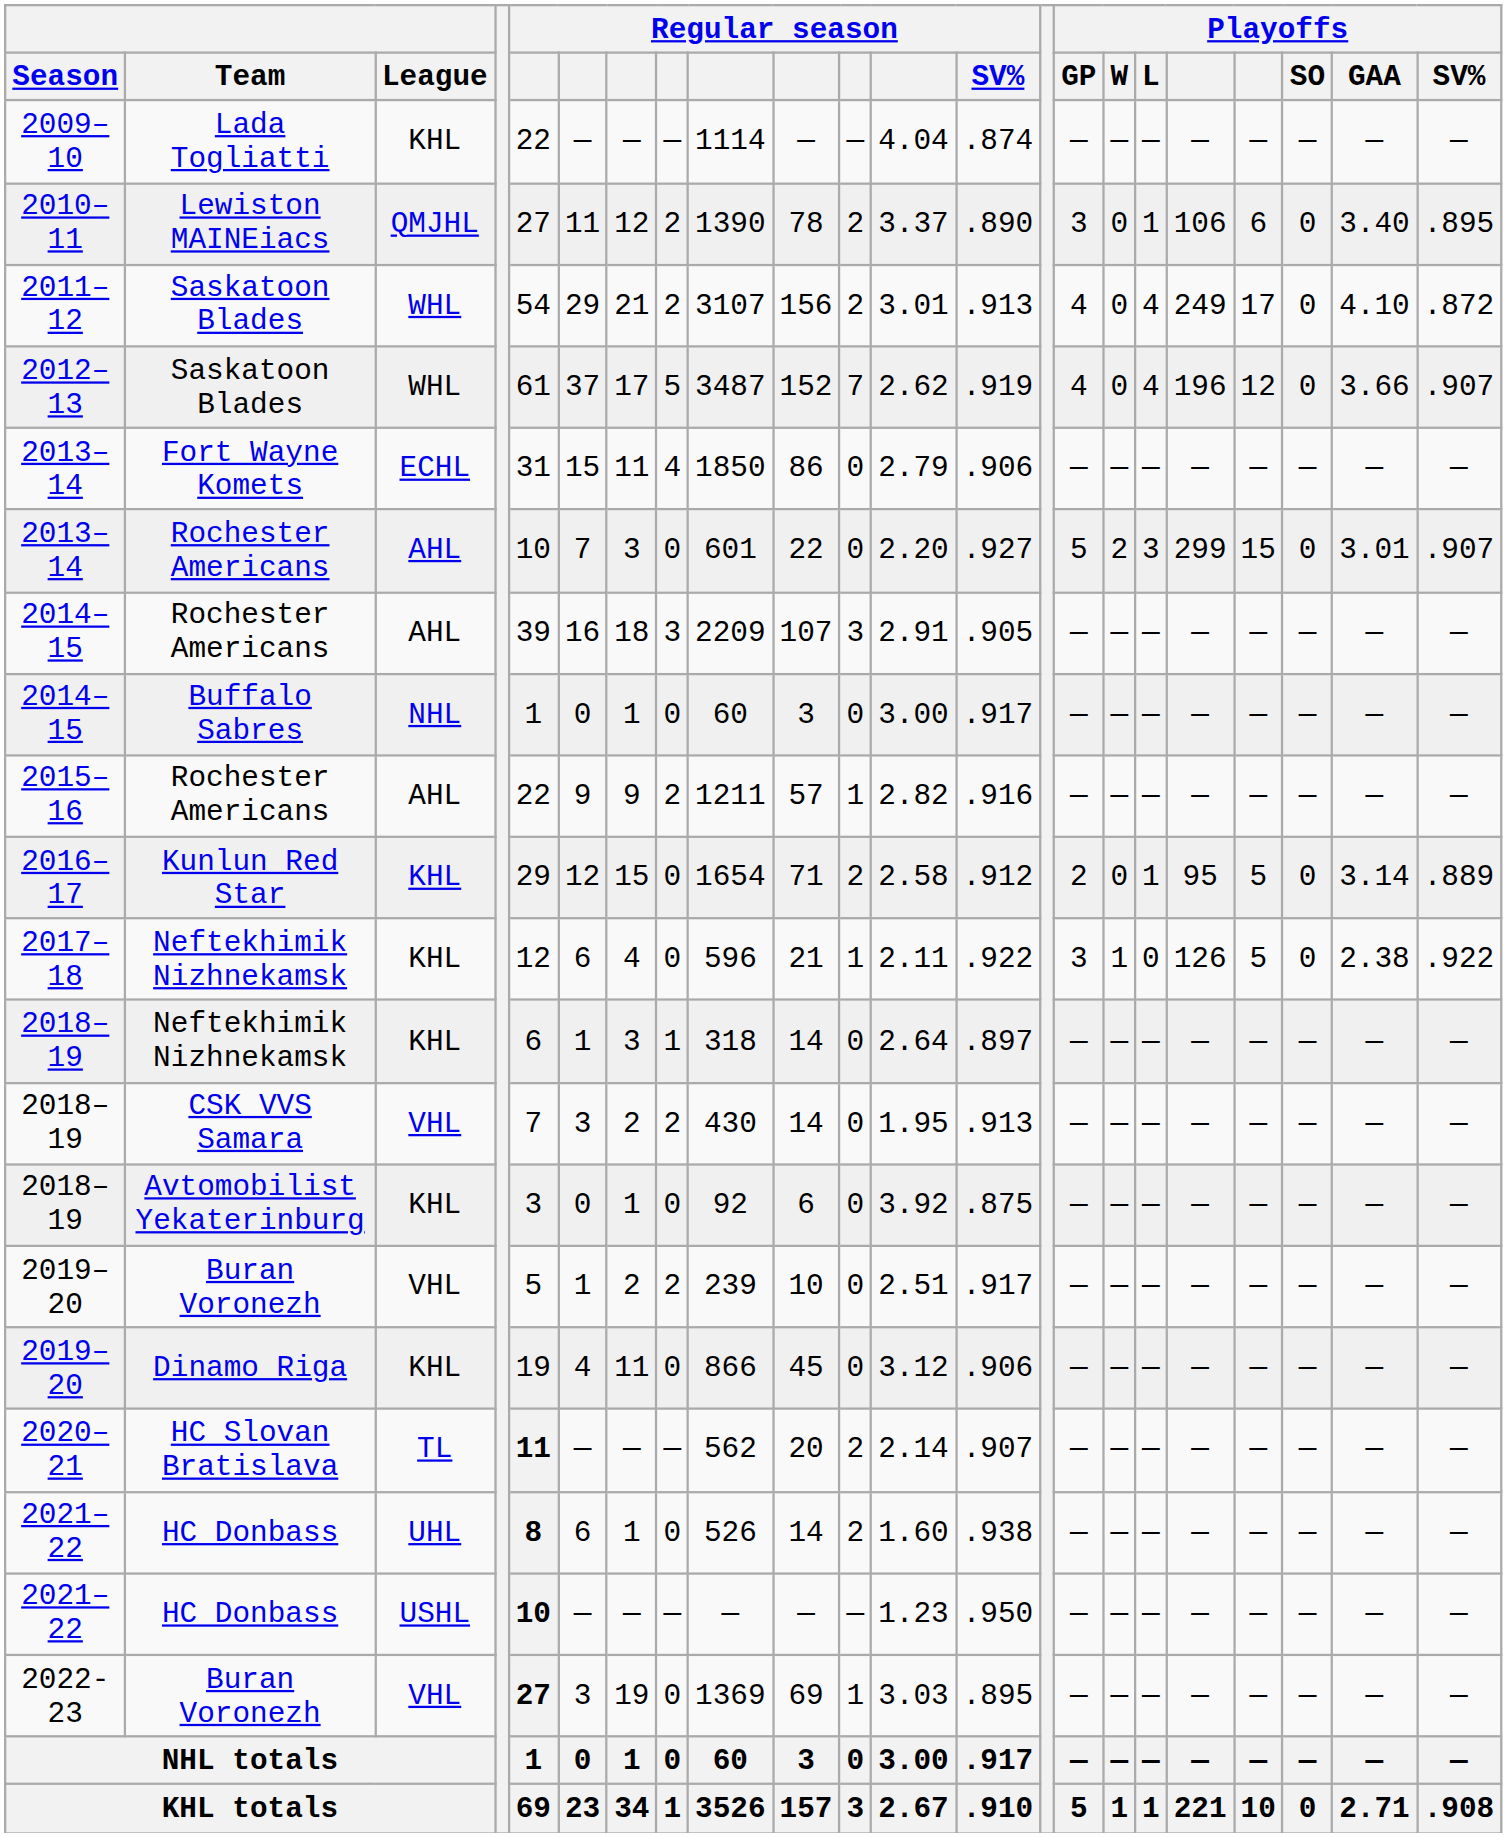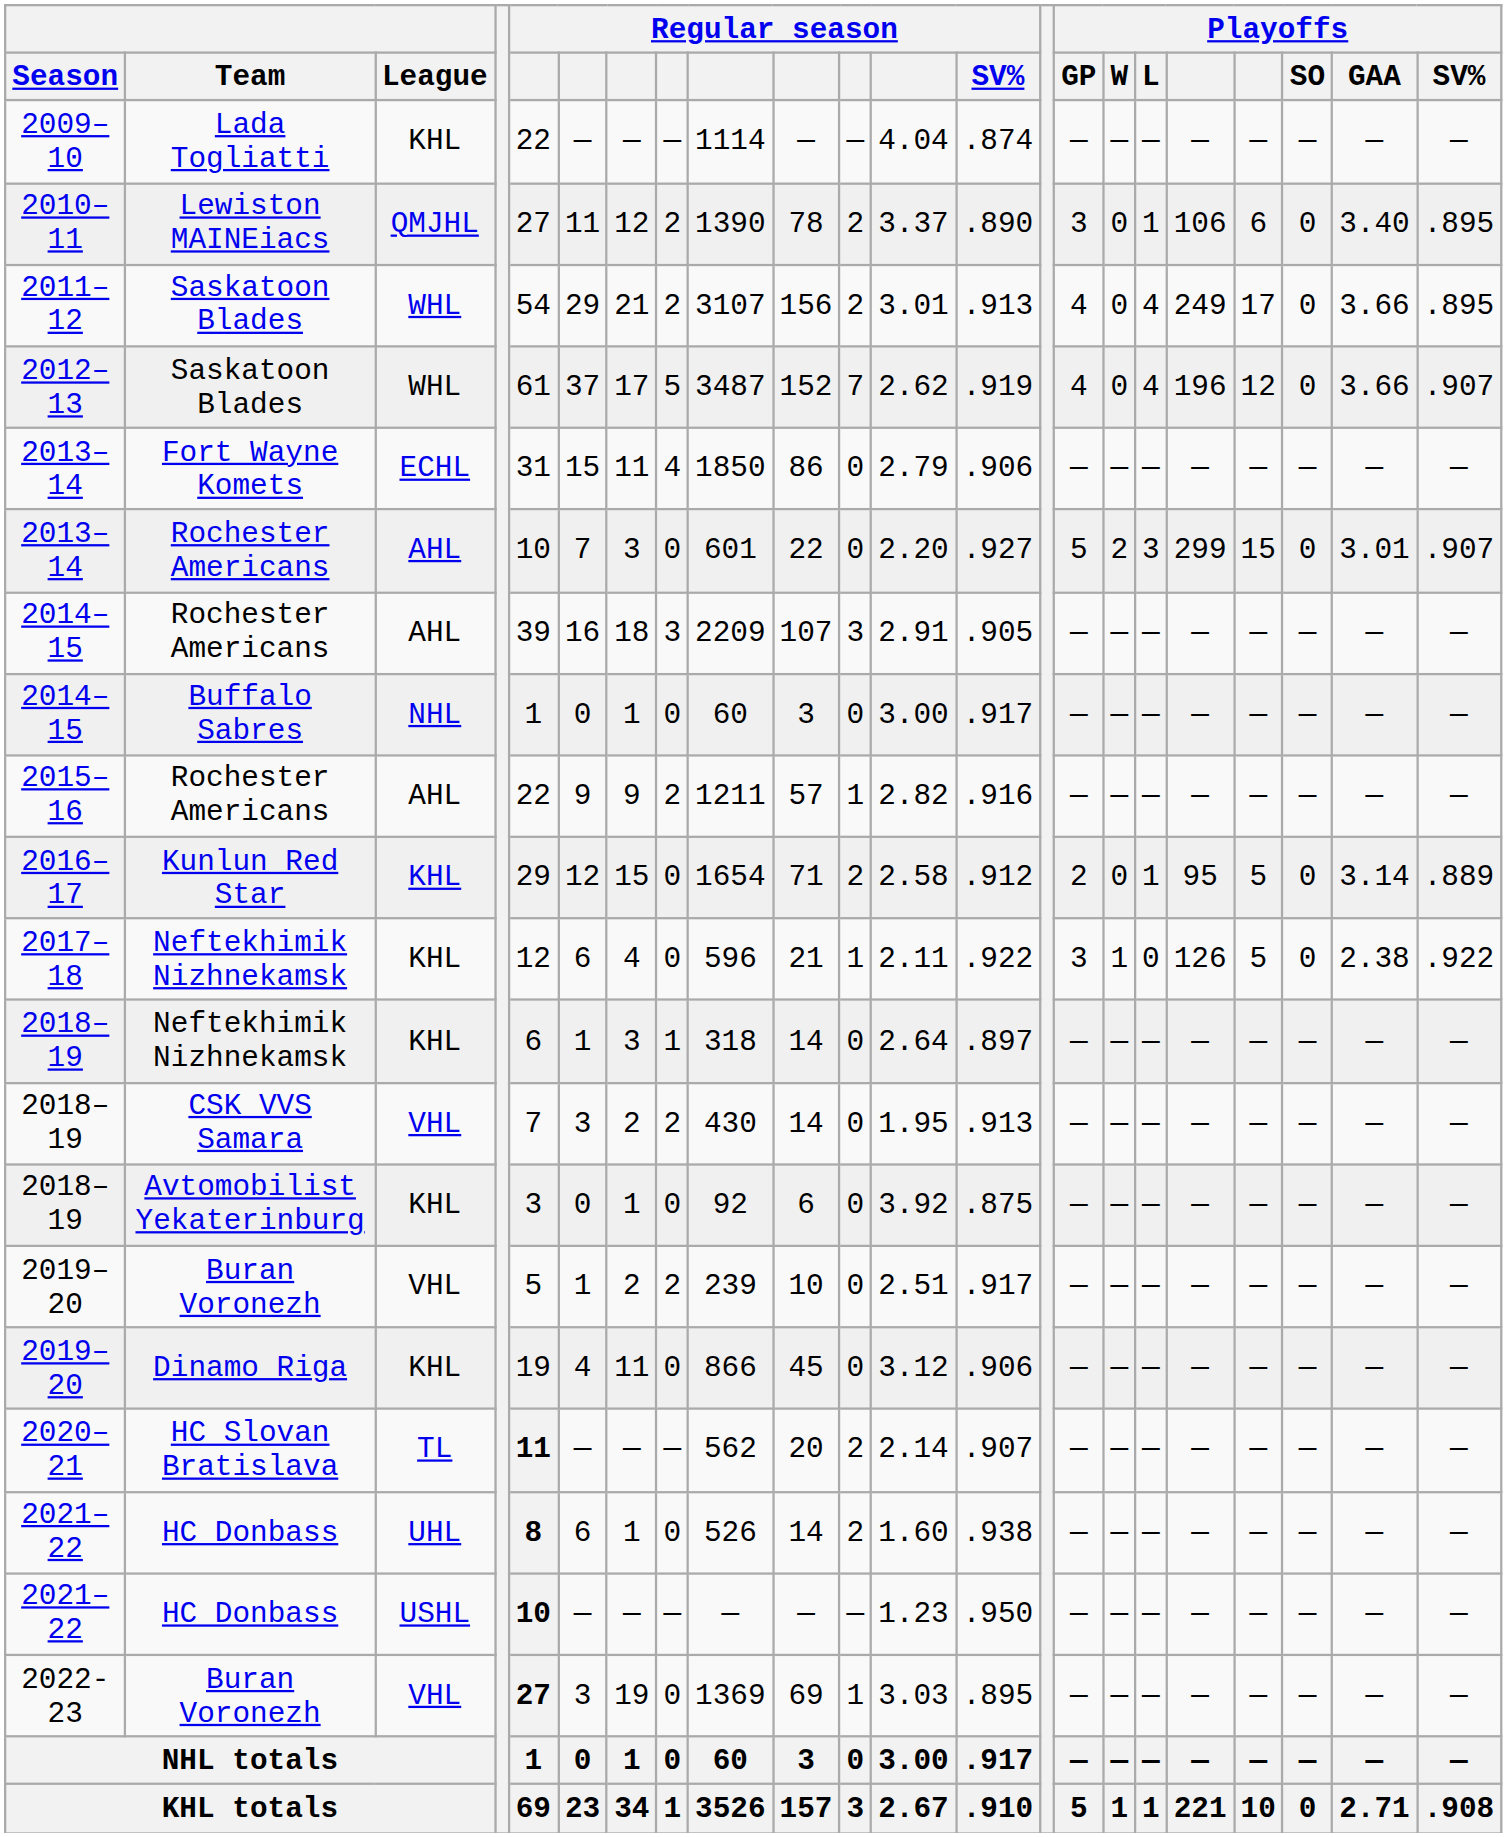(1374, 305) 4.10 -> (1374, 305) 3.66
(1459, 305) .872 -> (1459, 305) .895
